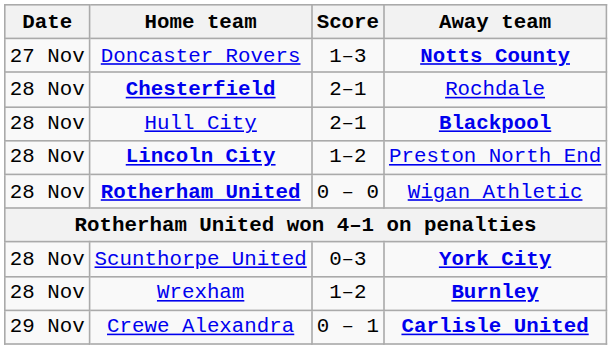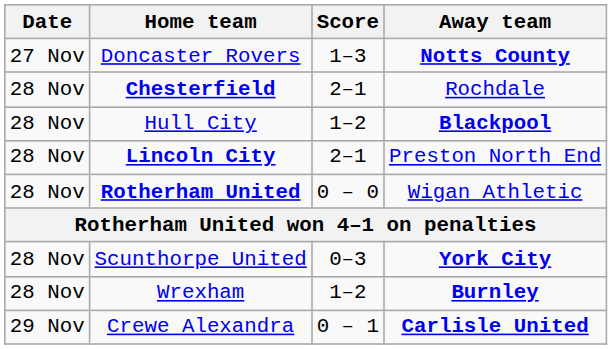(348, 123) 2–1 -> (348, 123) 1–2
(348, 157) 1–2 -> (348, 157) 2–1
